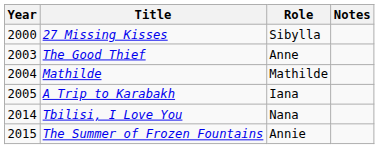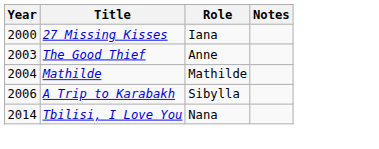(295, 34) Sibylla -> (203, 34) Iana
(22, 94) 2005 -> (22, 94) 2006
(284, 94) Iana -> (214, 94) Sibylla
- row: (153, 134)
